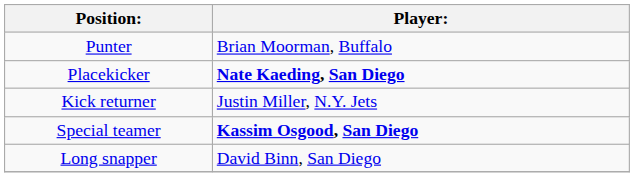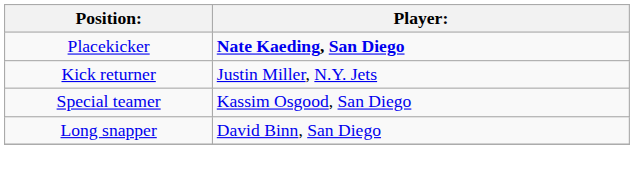- row: (109, 46)
(318, 130) bold -> (314, 102) normal
